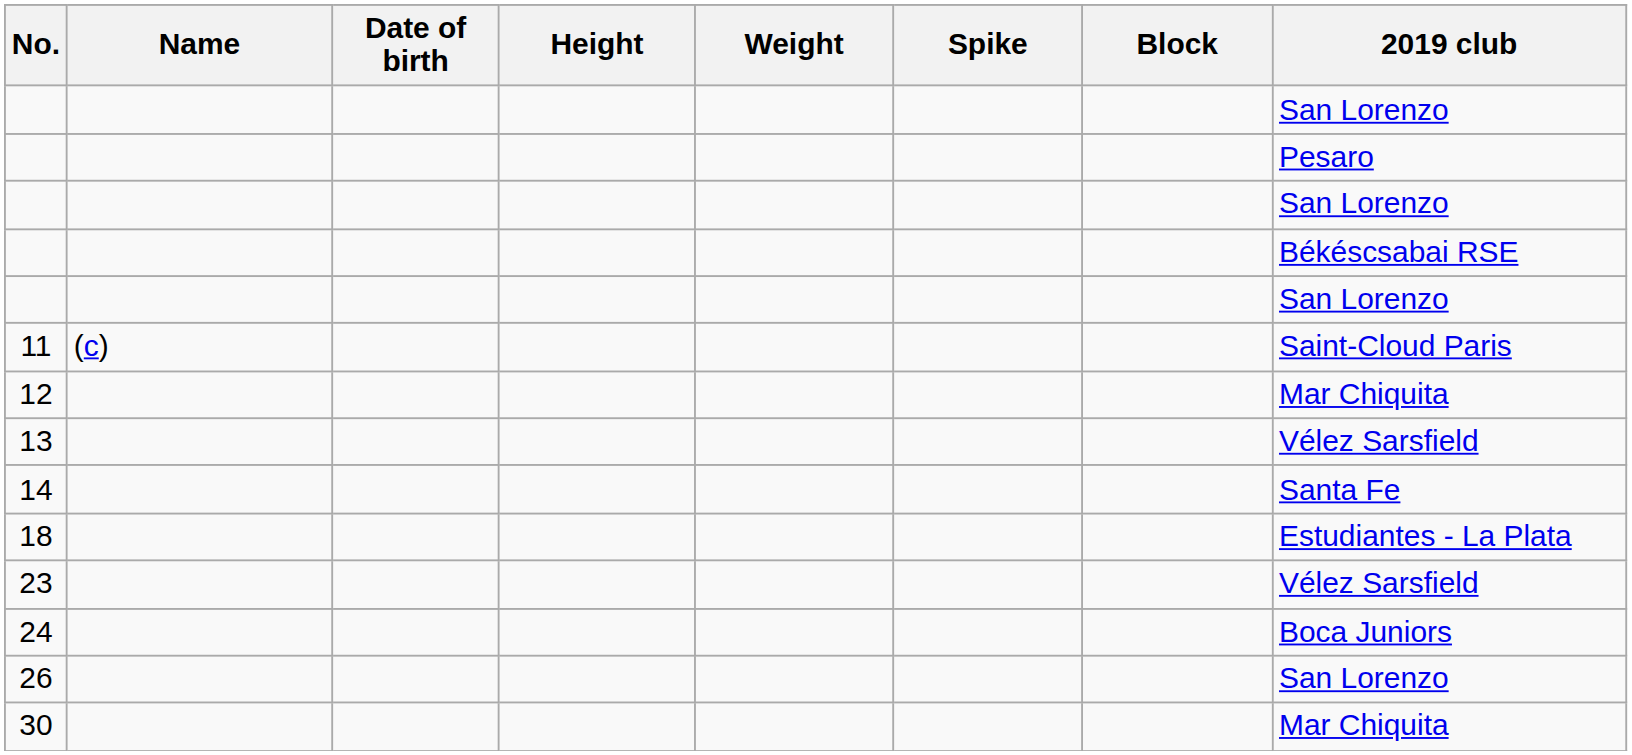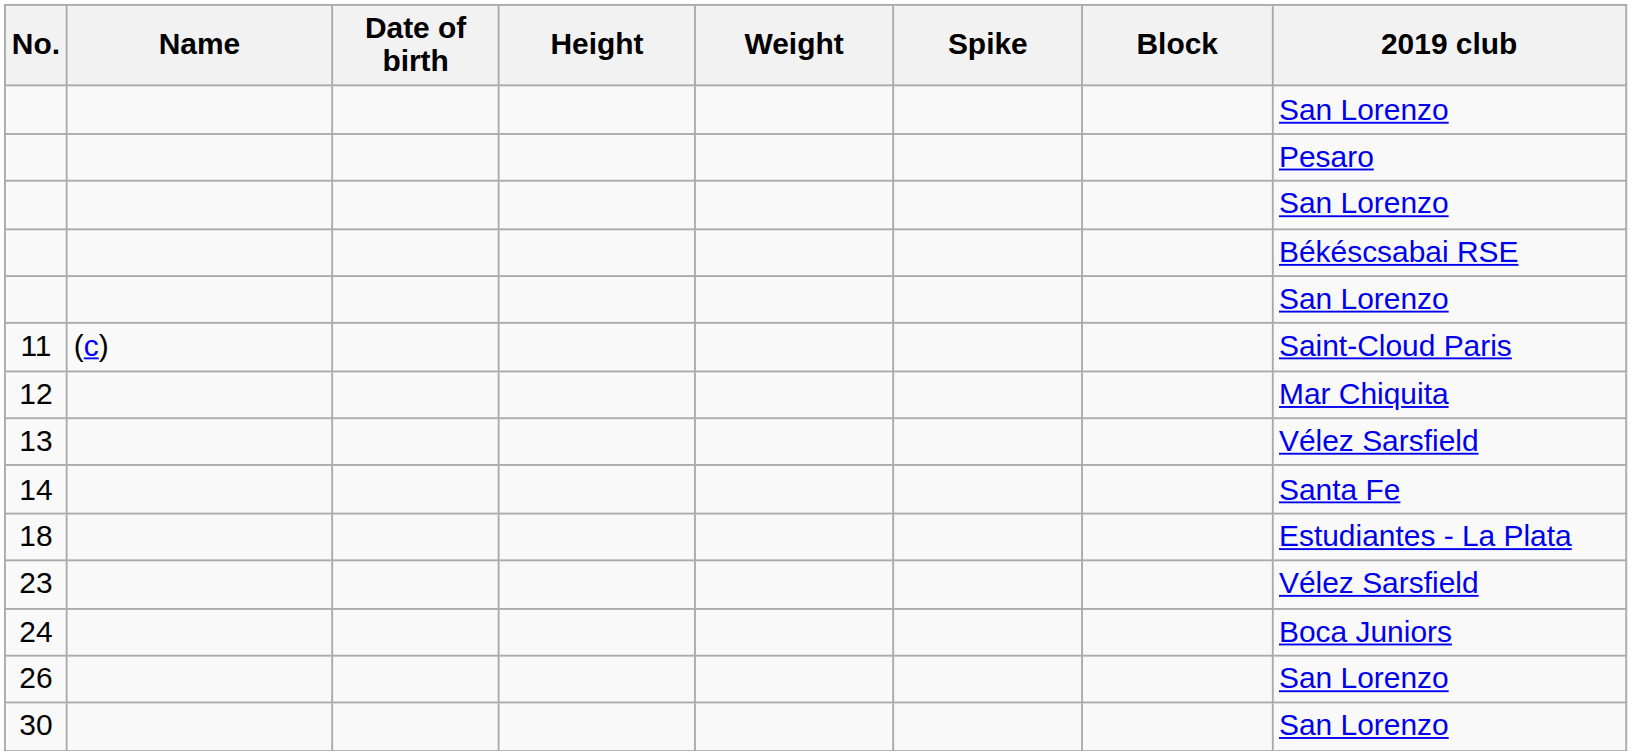(1364, 726) Mar Chiquita -> (1364, 726) San Lorenzo
